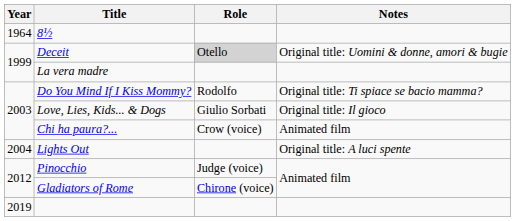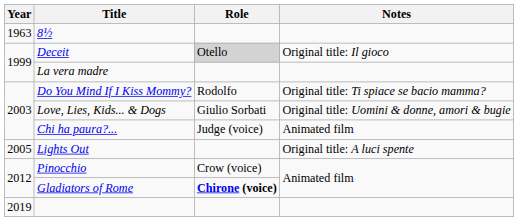(19, 33) 1964 -> (19, 33) 1963
(393, 52) Original title: Uomini & donne, amori & bugie -> (336, 52) Original title: Il gioco
(332, 110) Original title: Il gioco -> (397, 110) Original title: Uomini & donne, amori & bugie
(229, 129) Crow (voice) -> (230, 129) Judge (voice)
(19, 149) 2004 -> (19, 149) 2005
(230, 168) Judge (voice) -> (229, 168) Crow (voice)
(235, 187) normal -> (237, 187) bold
